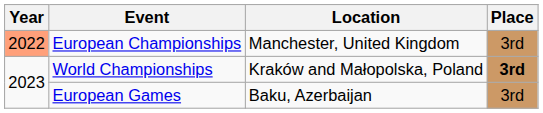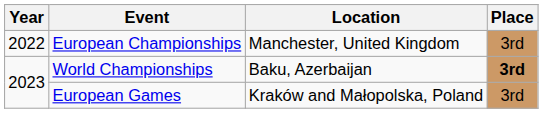(27, 44) lightsalmon background -> (27, 44) no background
(366, 70) Kraków and Małopolska, Poland -> (310, 70) Baku, Azerbaijan
(310, 96) Baku, Azerbaijan -> (366, 96) Kraków and Małopolska, Poland
